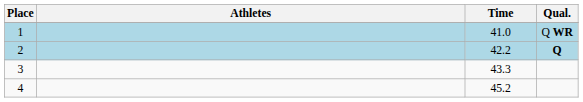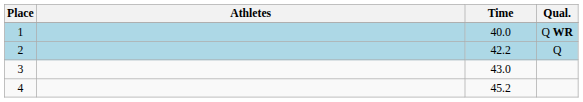(501, 32) 41.0 -> (501, 32) 40.0
(557, 50) bold -> (557, 50) normal
(501, 69) 43.3 -> (501, 69) 43.0
